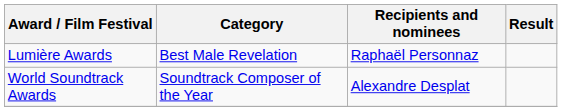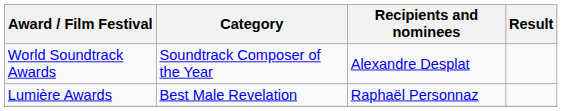rows swapped: (60, 55) <-> (66, 86)
